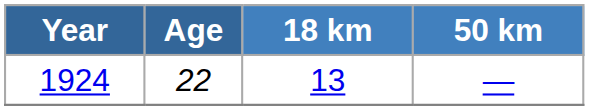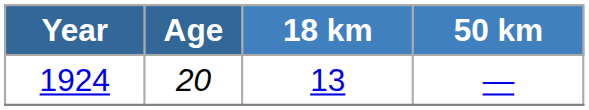(193, 80) 22 -> (193, 80) 20
